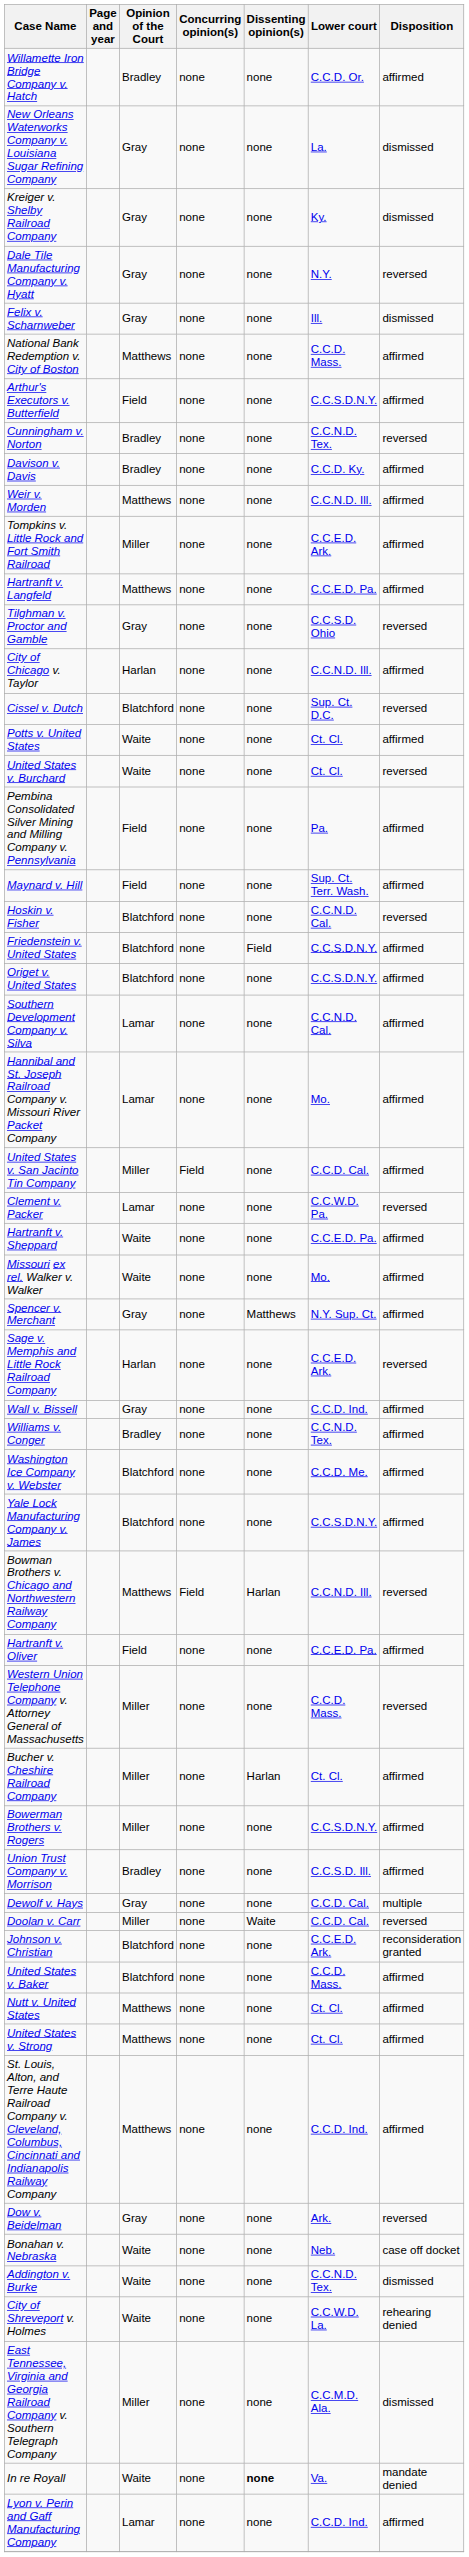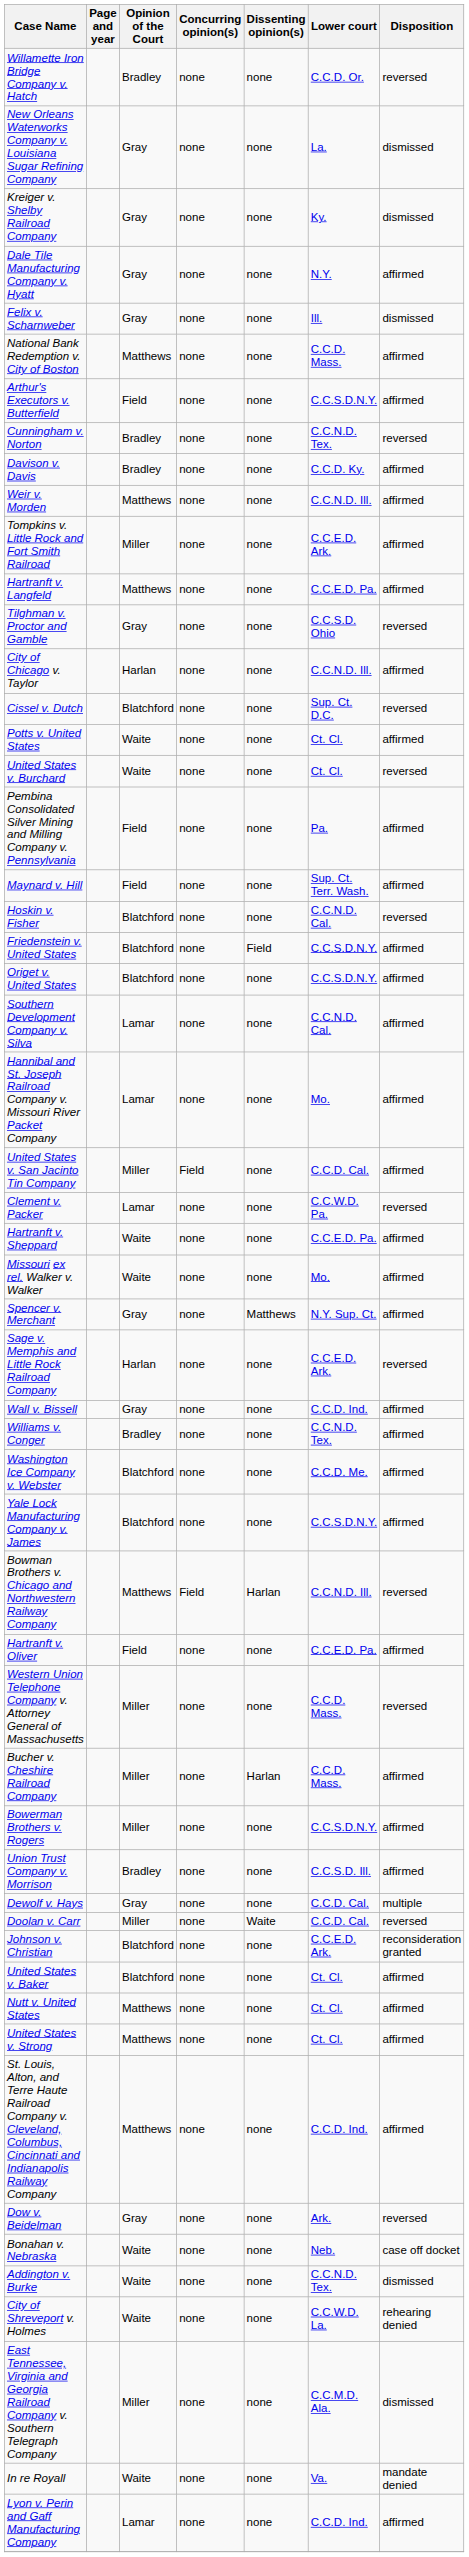(403, 77) affirmed -> (405, 77) reversed
(405, 274) reversed -> (403, 274) affirmed
(327, 1777) Ct. Cl. -> (328, 1777) C.C.D. Mass.
(328, 1977) C.C.D. Mass. -> (327, 1977) Ct. Cl.
(260, 2478) bold -> (259, 2478) normal
